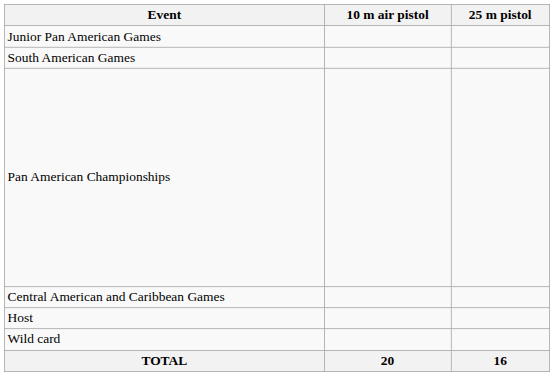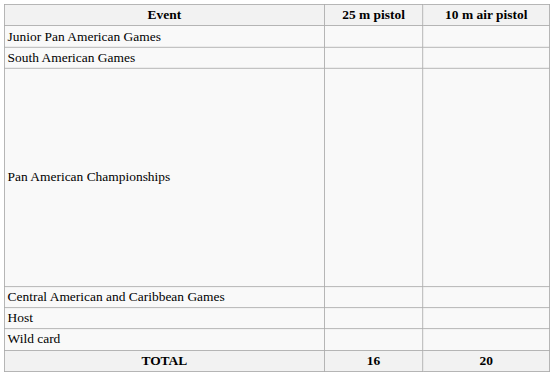columns swapped: (388, 15) <-> (500, 15)
